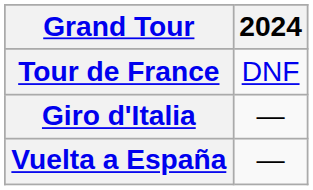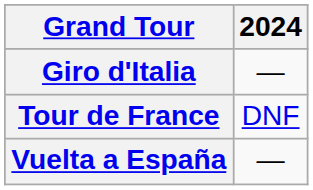rows swapped: (119, 116) <-> (119, 71)
